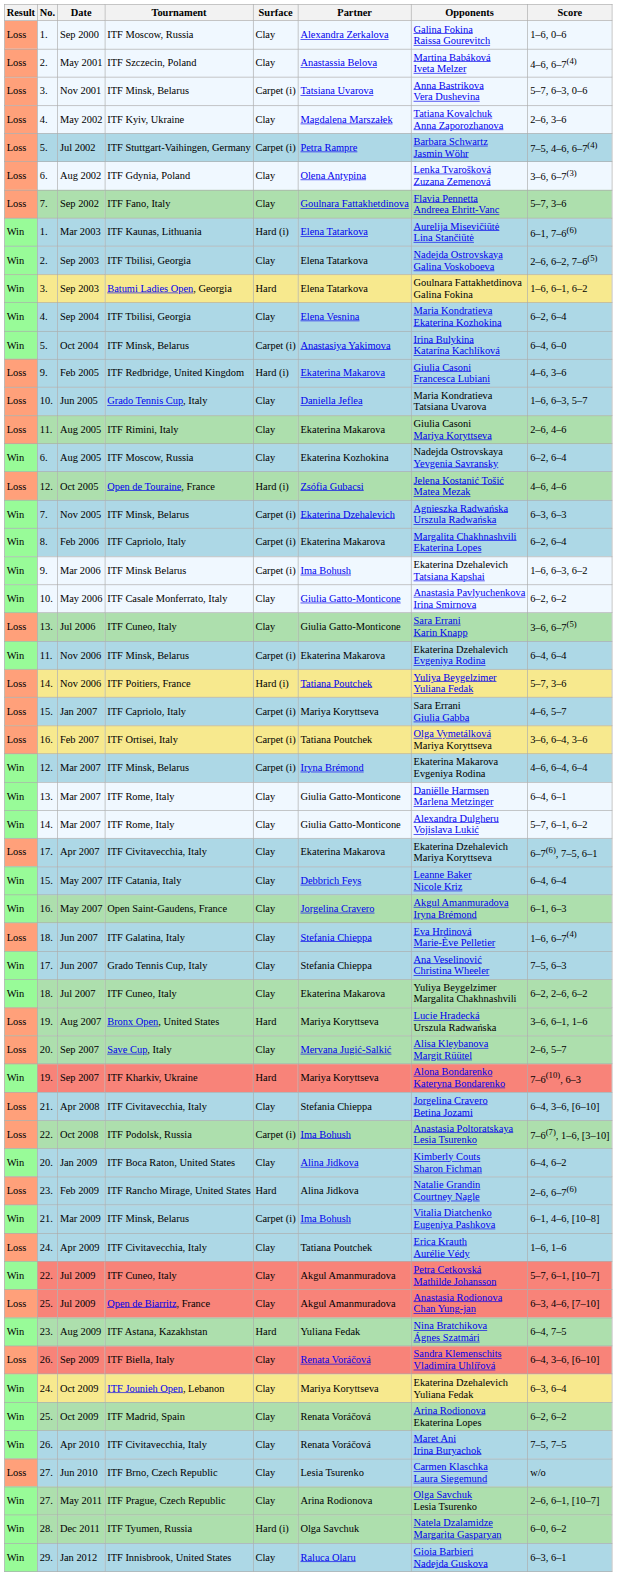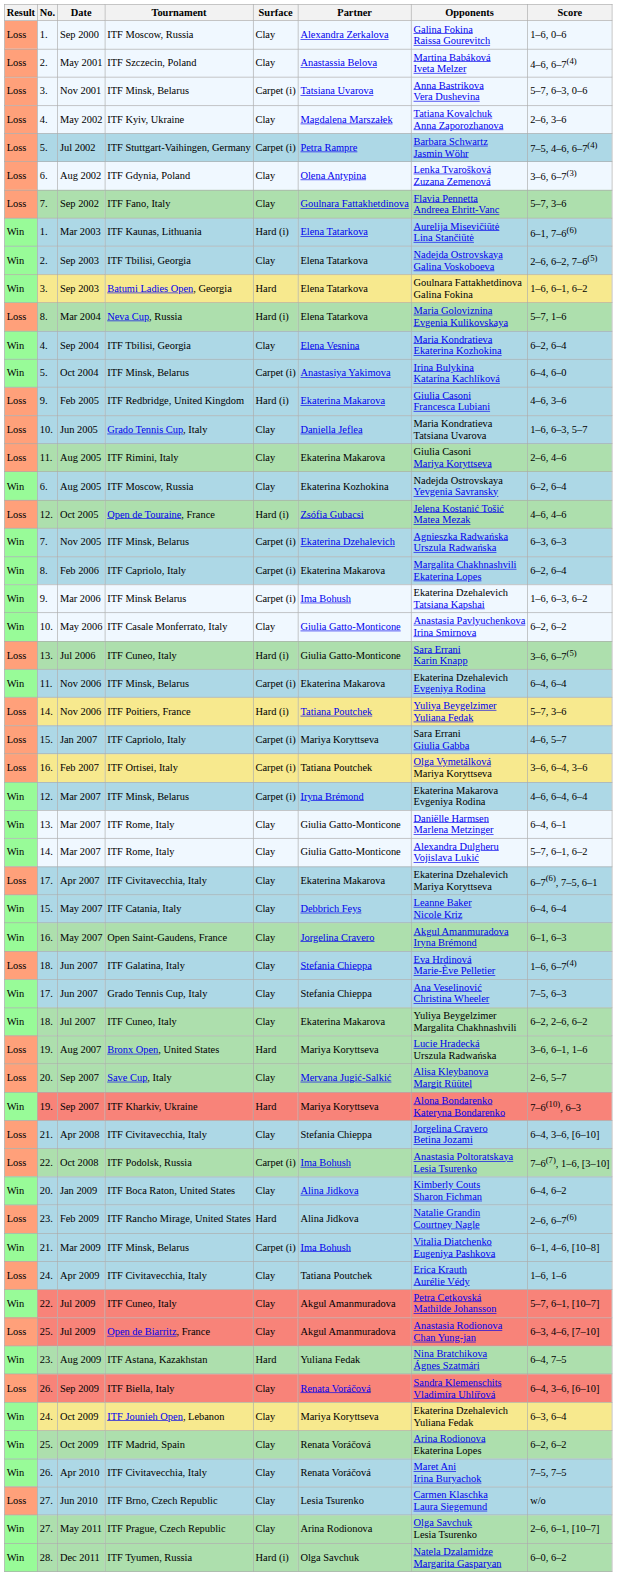+ row: (44, 317)
(265, 627) Clay -> (272, 655) Hard (i)
- row: (46, 1557)
